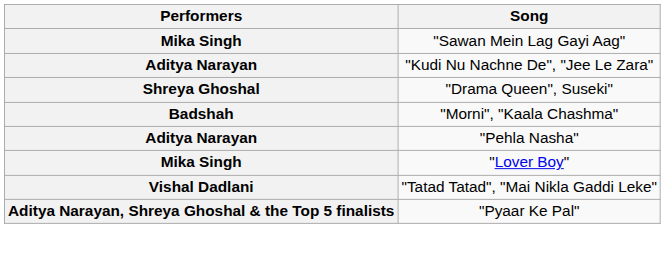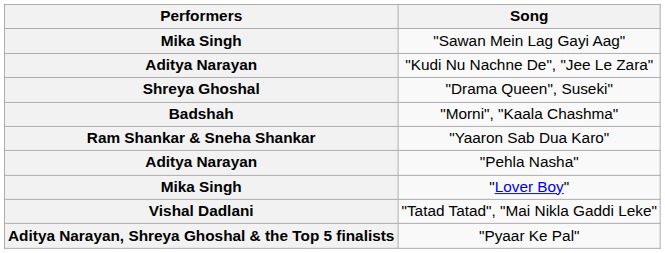+ row: (529, 138)
